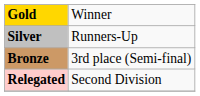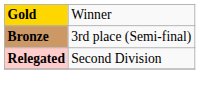- row: (25, 36)
